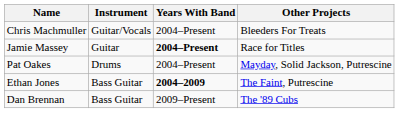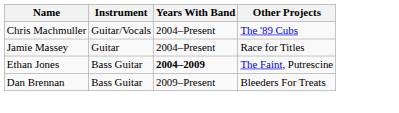(283, 30) Bleeders For Treats -> (269, 30) The '89 Cubs
(187, 47) bold -> (186, 47) normal
- row: (29, 64)
(269, 99) The '89 Cubs -> (283, 82) Bleeders For Treats
